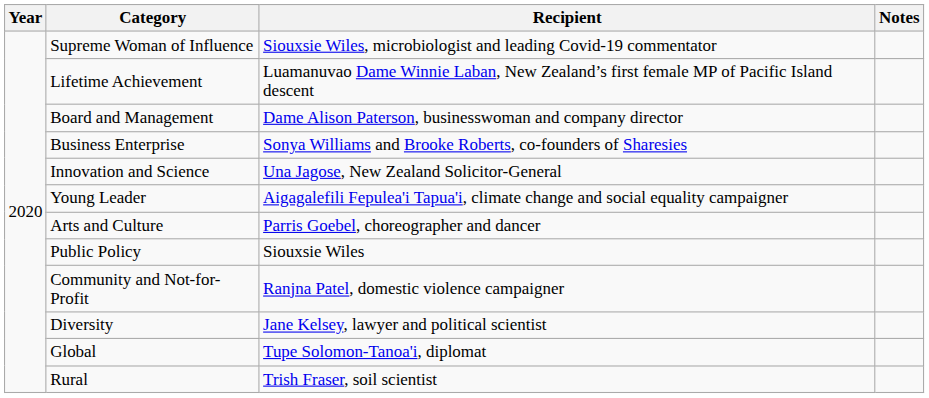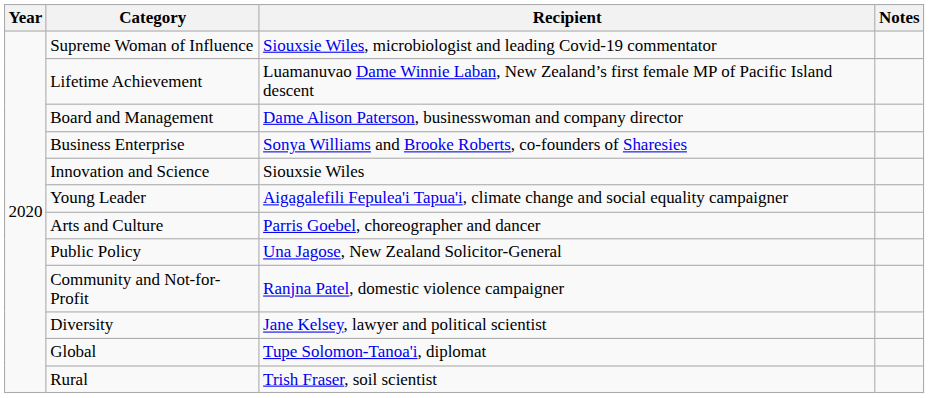(412, 171) Una Jagose, New Zealand Solicitor-General -> (314, 171) Siouxsie Wiles
(314, 252) Siouxsie Wiles -> (412, 252) Una Jagose, New Zealand Solicitor-General
